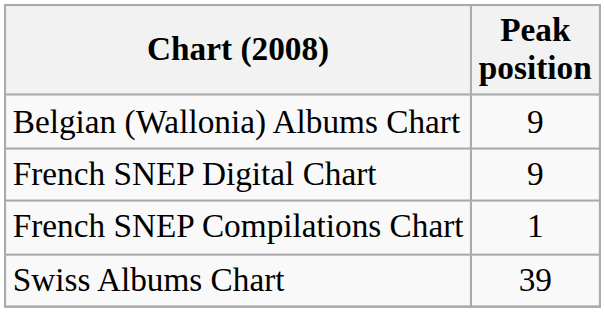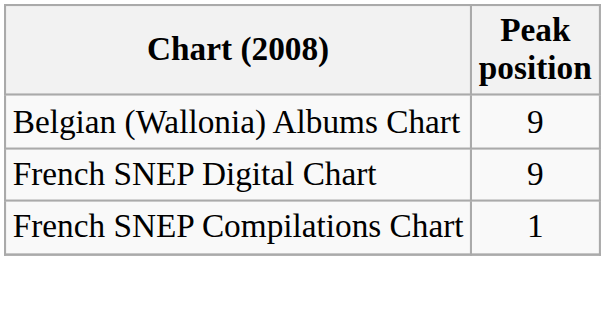- row: (149, 279)
